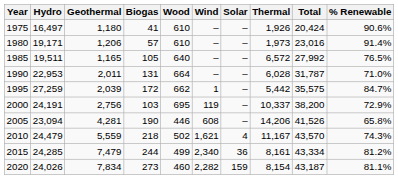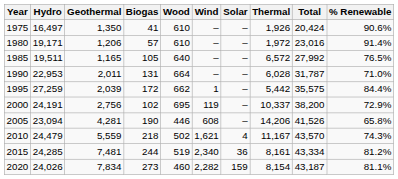(109, 27) 1,180 -> (109, 27) 1,350
(278, 43) 1,973 -> (278, 43) 1,972
(378, 89) 84.7% -> (378, 89) 84.4%
(150, 105) 103 -> (150, 105) 102
(109, 151) 7,479 -> (109, 151) 7,481
(182, 151) 499 -> (182, 151) 519
